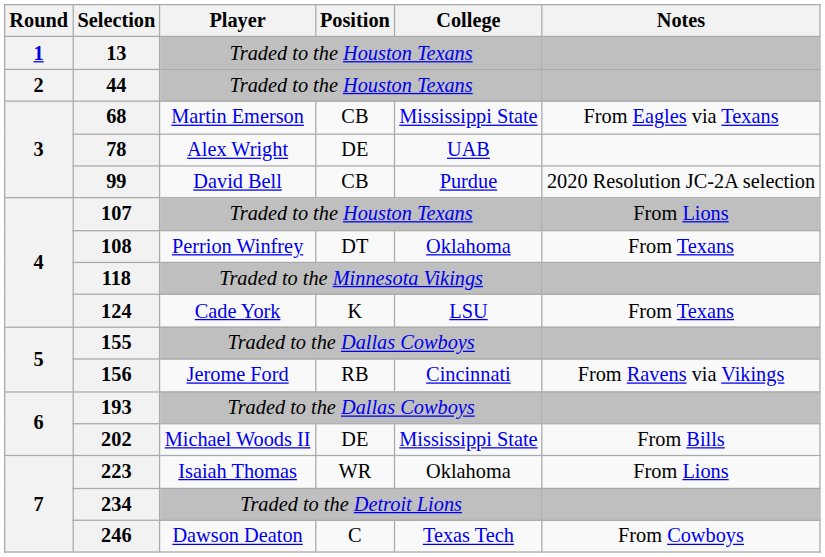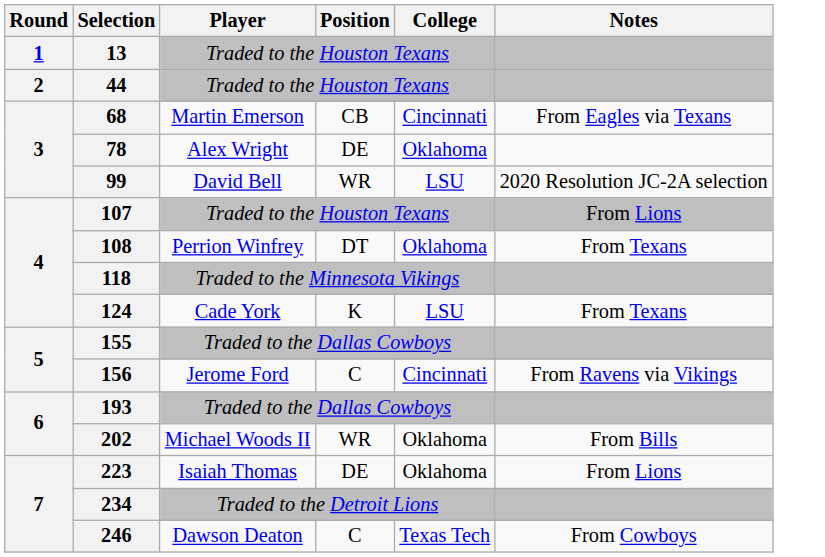(468, 117) Mississippi State -> (445, 117) Cincinnati
(468, 149) UAB -> (445, 149) Oklahoma
(355, 181) CB -> (355, 181) WR
(468, 181) Purdue -> (445, 181) LSU
(355, 375) RB -> (355, 375) C
(355, 439) DE -> (355, 439) WR
(468, 439) Mississippi State -> (445, 439) Oklahoma
(355, 471) WR -> (355, 471) DE
